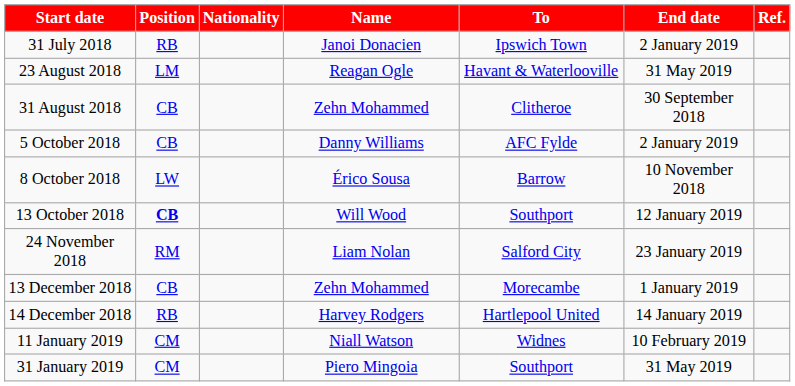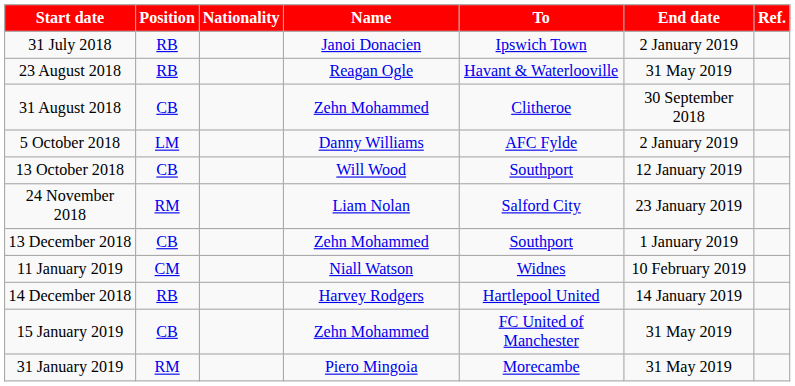(167, 71) LM -> (167, 71) RB
(167, 143) CB -> (167, 143) LM
- row: (70, 179)
(167, 215) bold -> (167, 170) normal
(541, 288) Morecambe -> (541, 242) Southport
rows swapped: (70, 314) <-> (70, 341)
+ row: (70, 331)
(167, 367) CM -> (167, 367) RM
(541, 367) Southport -> (541, 367) Morecambe
